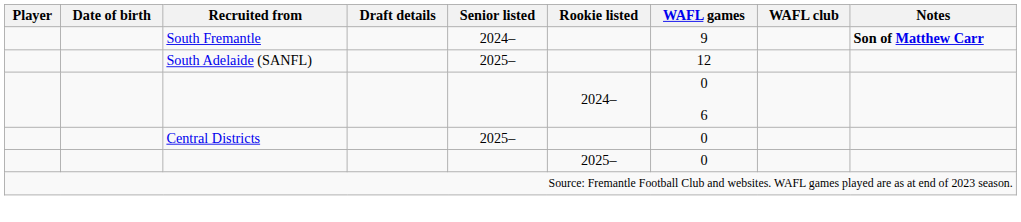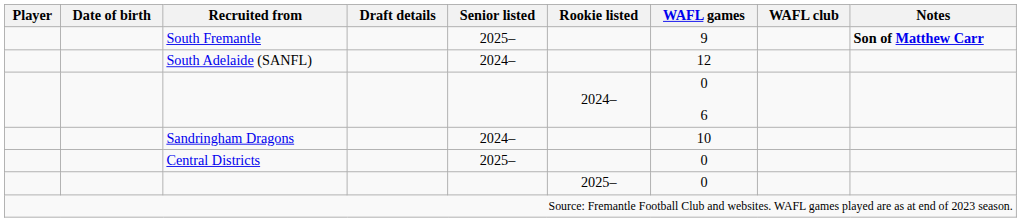(497, 38) 2024– -> (497, 38) 2025–
(497, 60) 2025– -> (497, 60) 2024–
+ row: (32, 138)
